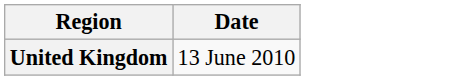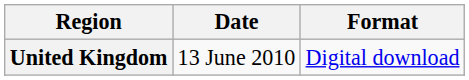+ column: (383, 22)
